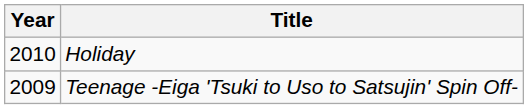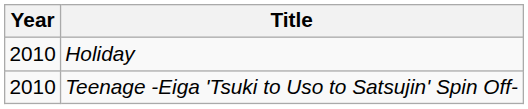(33, 86) 2009 -> (33, 86) 2010
